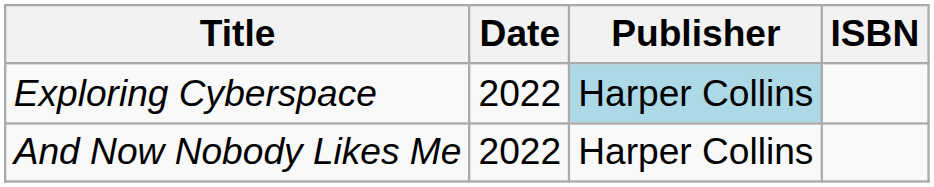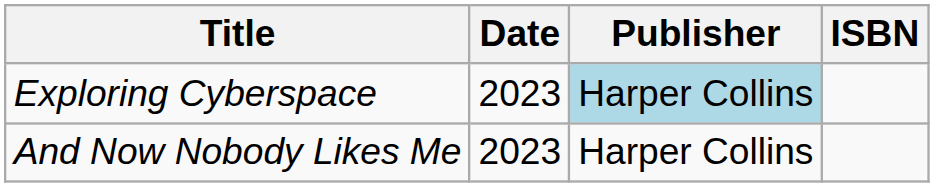(520, 92) 2022 -> (520, 92) 2023
(520, 151) 2022 -> (520, 151) 2023
